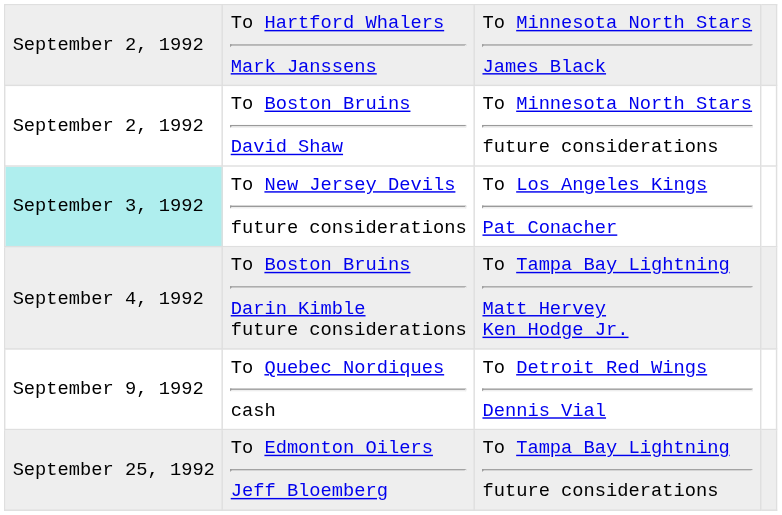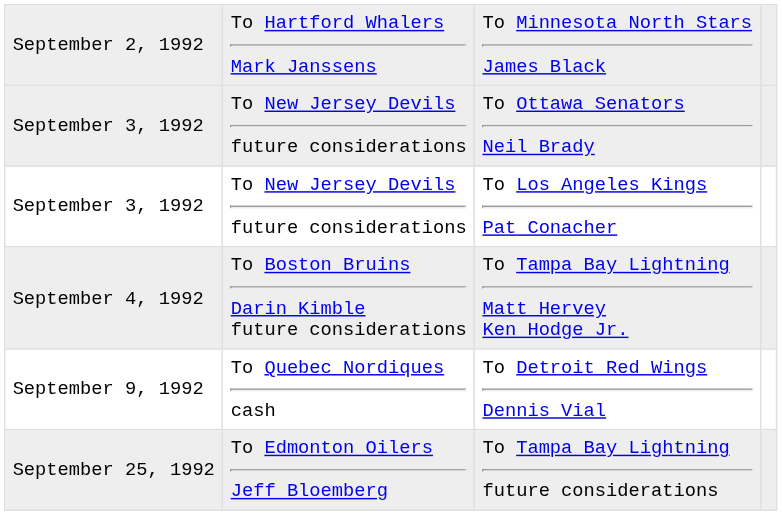- row: (617, 126)
+ row: (617, 126)
(108, 206) paleturquoise background -> (108, 206) no background
